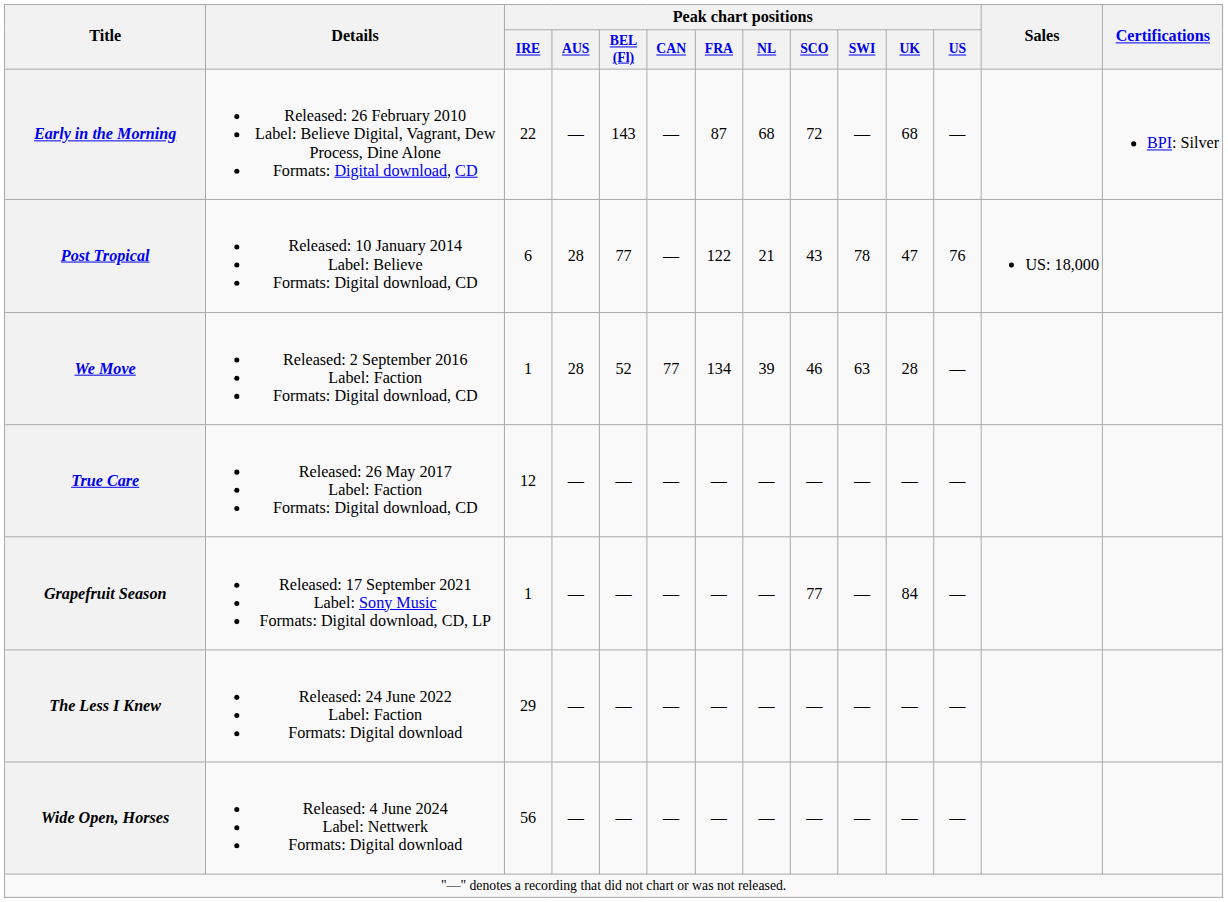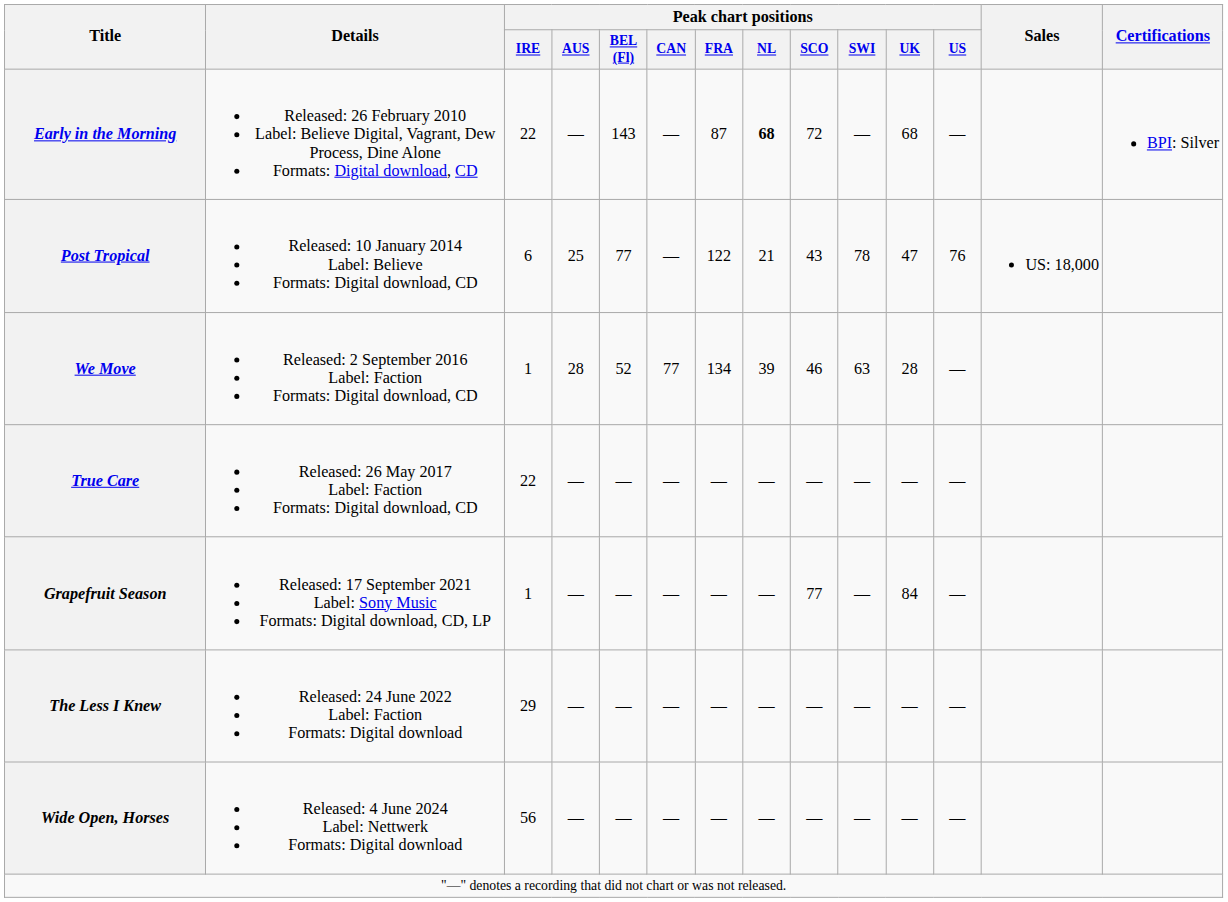(767, 134) normal -> (767, 134) bold
(576, 255) 28 -> (576, 255) 25
(528, 480) 12 -> (528, 480) 22
